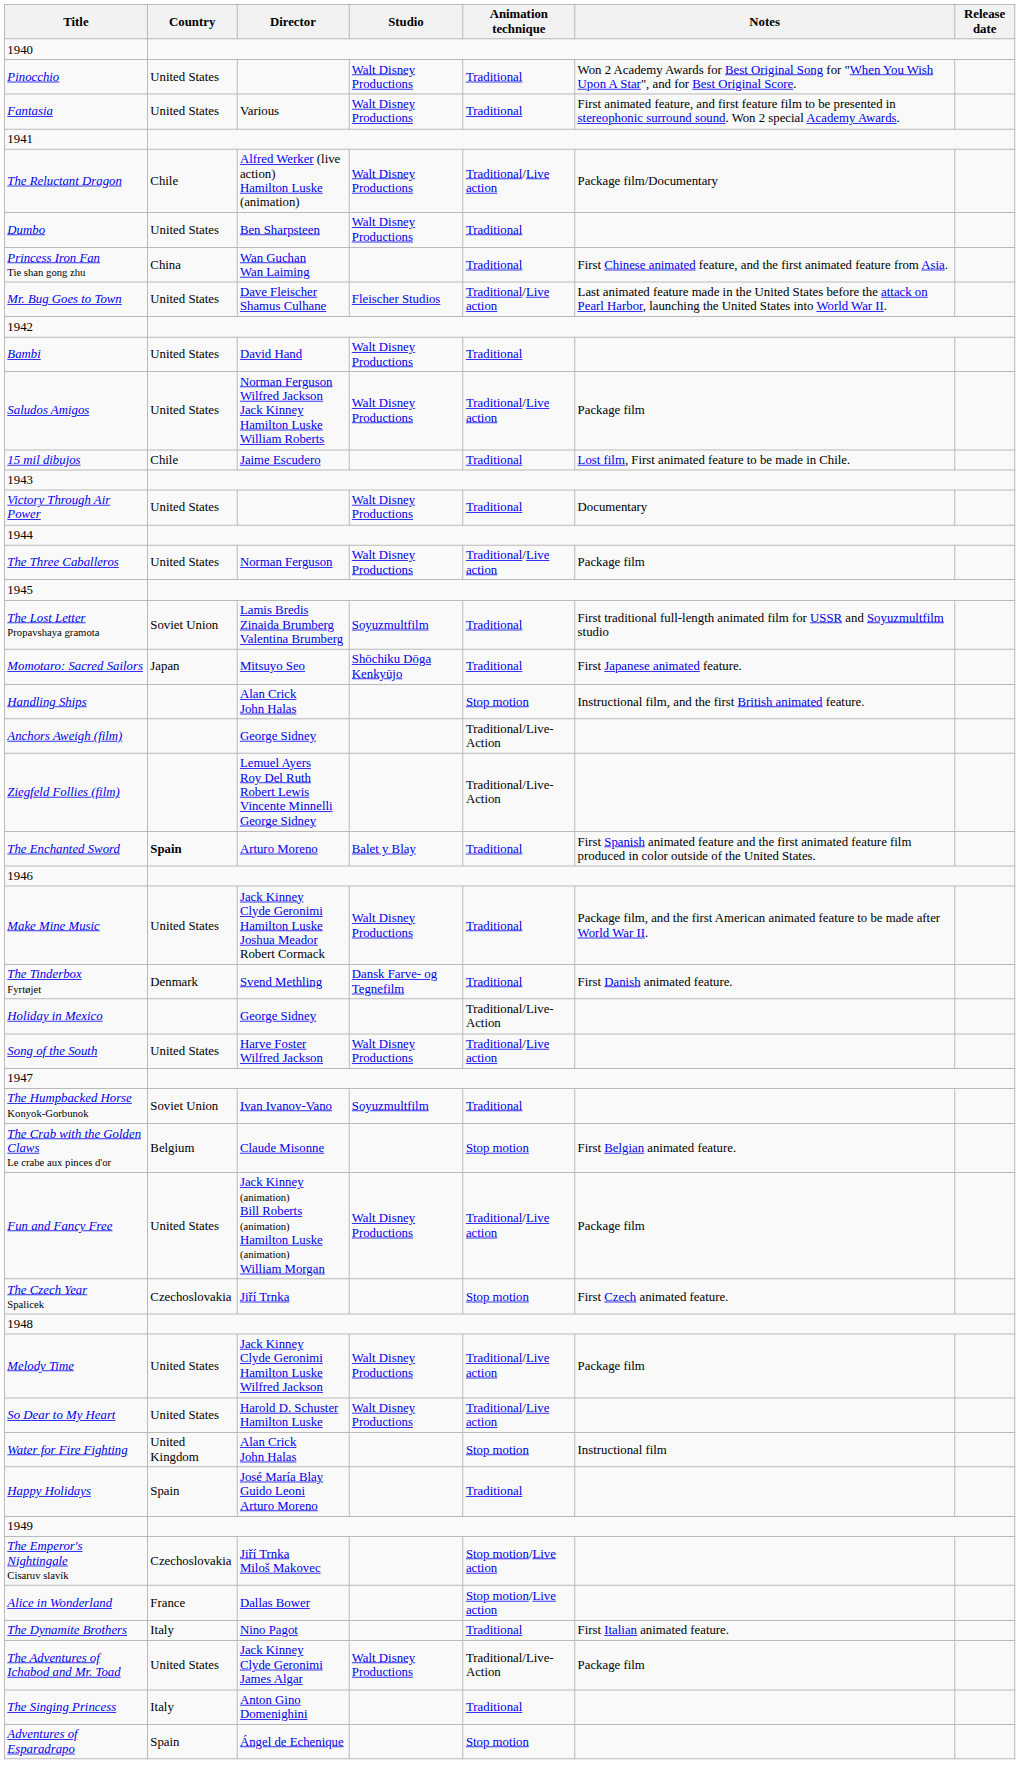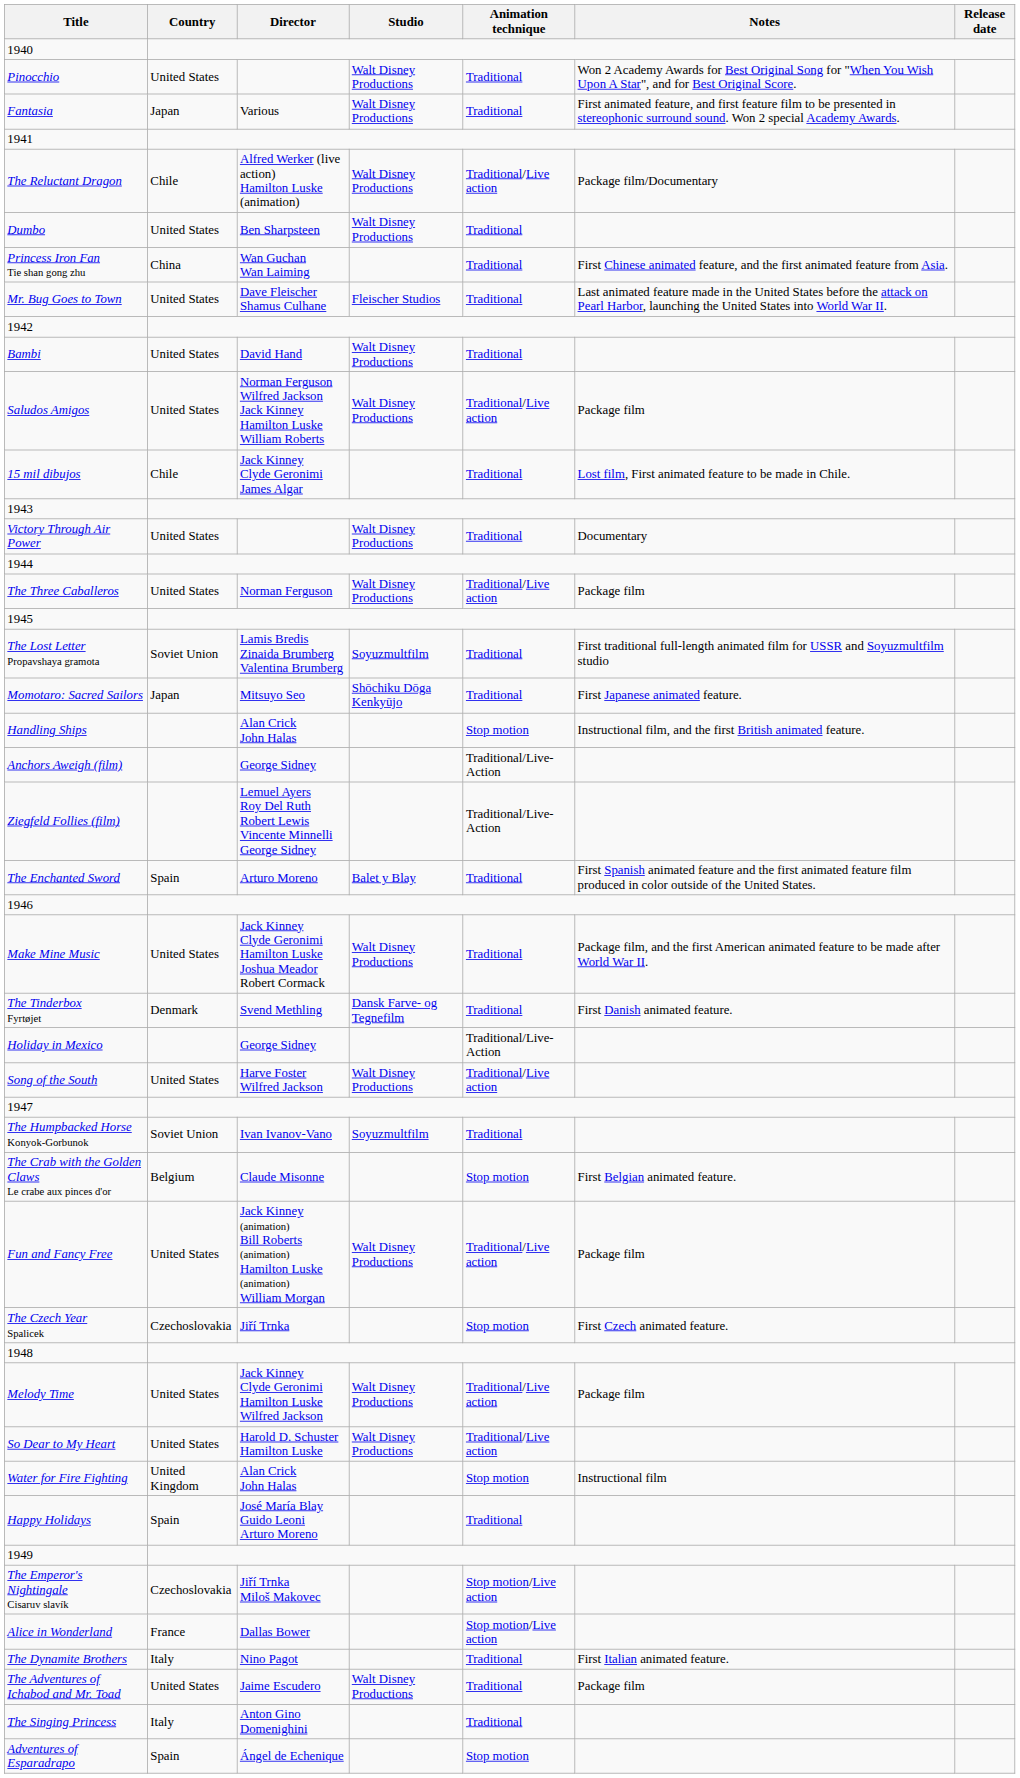(185, 111) United States -> (165, 111) Japan
(508, 299) Traditional/Live action -> (494, 299) Traditional
(280, 459) Jaime Escudero -> (281, 474) Jack Kinney Clyde Geronimi James Algar
(166, 848) bold -> (165, 877) normal
(281, 1665) Jack Kinney Clyde Geronimi James Algar -> (280, 1686) Jaime Escudero
(510, 1665) Traditional/Live-Action -> (494, 1686) Traditional
